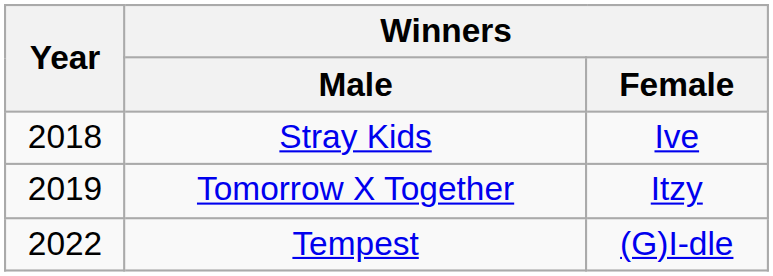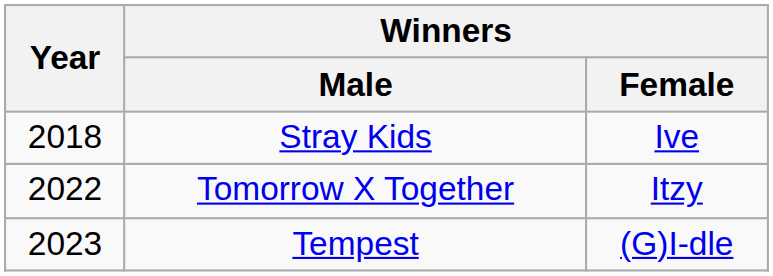(65, 190) 2019 -> (65, 190) 2022
(65, 243) 2022 -> (65, 243) 2023
